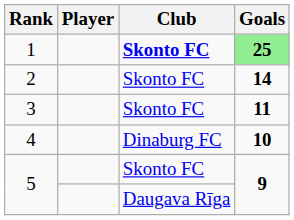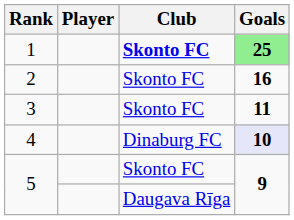(262, 79) 14 -> (262, 79) 16
(262, 139) no background -> (262, 139) lavender background
